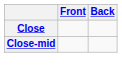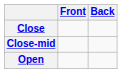+ row: (31, 60)
